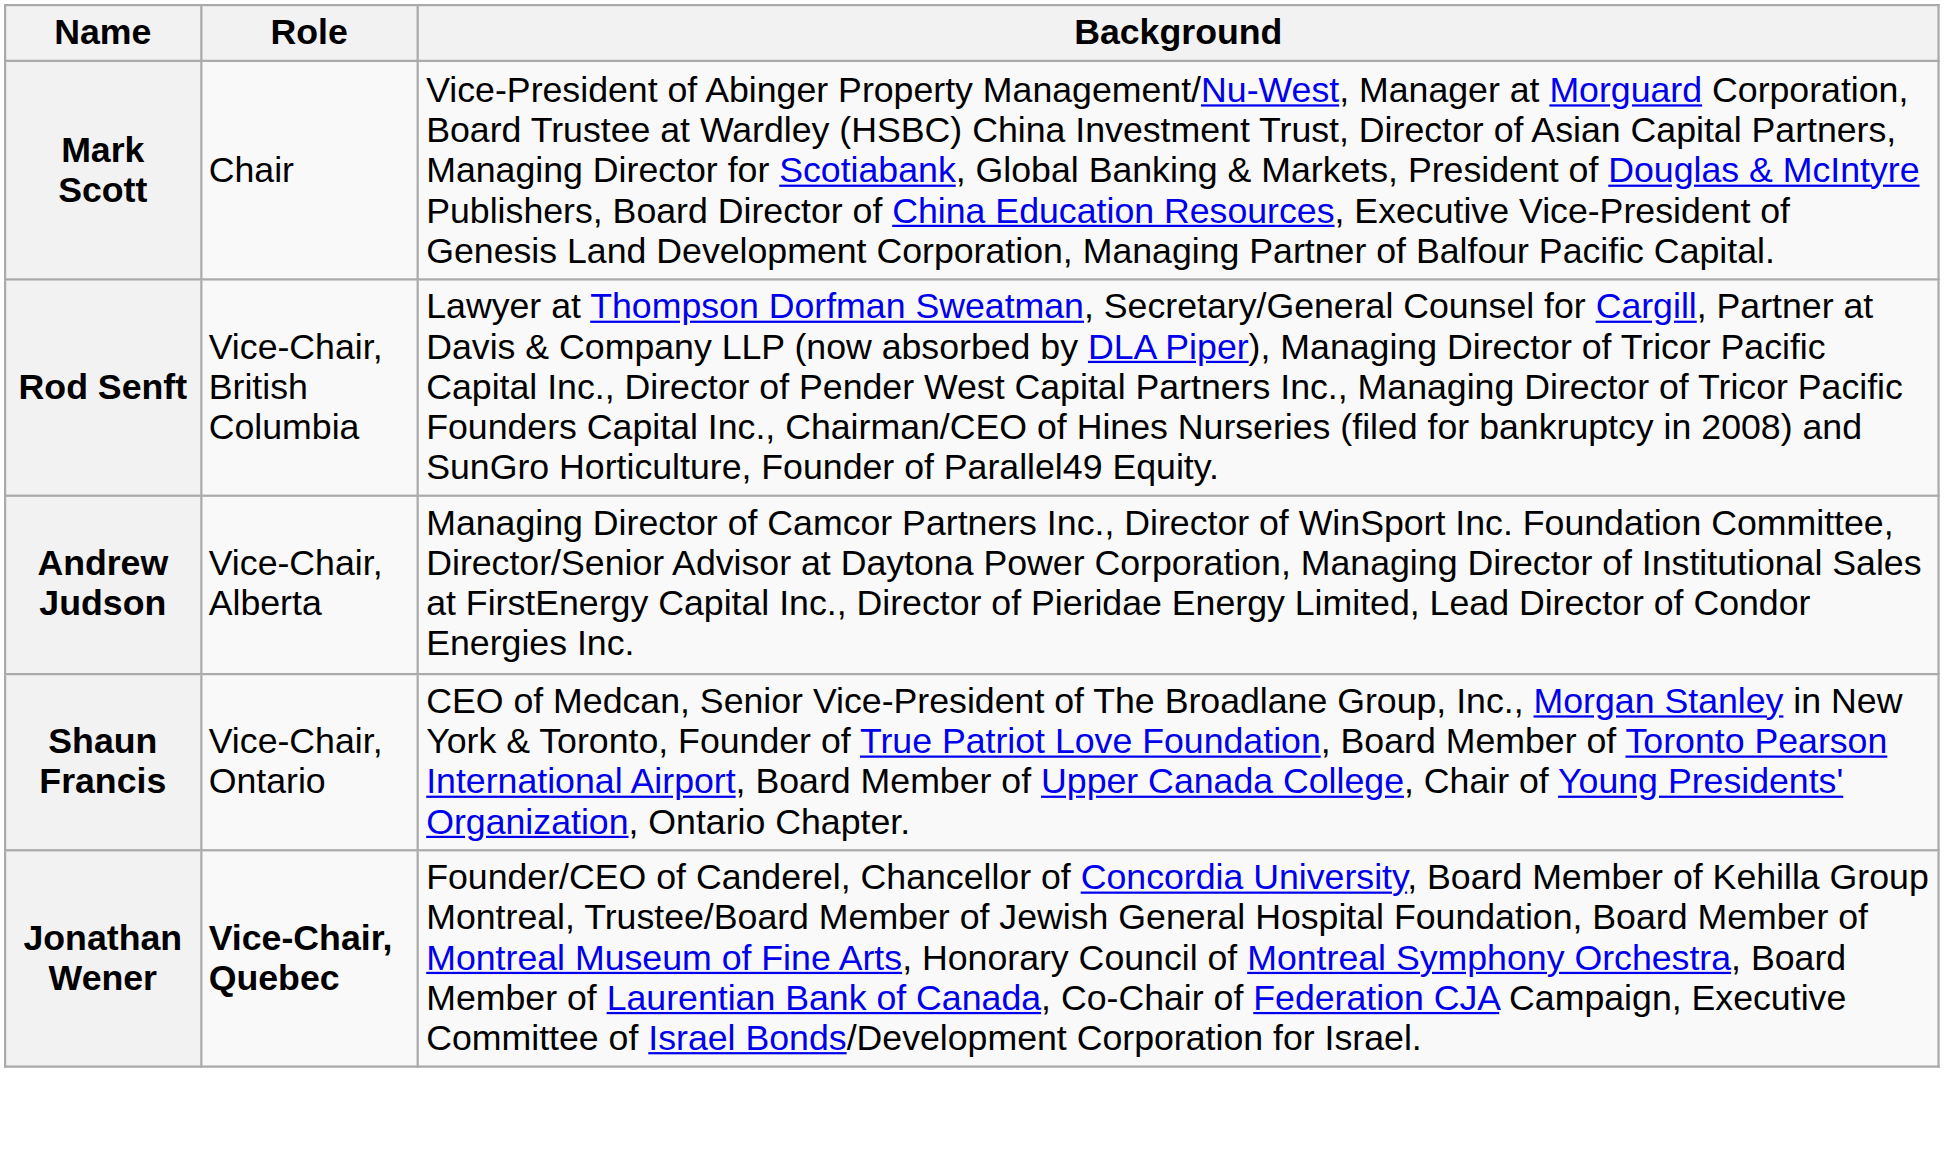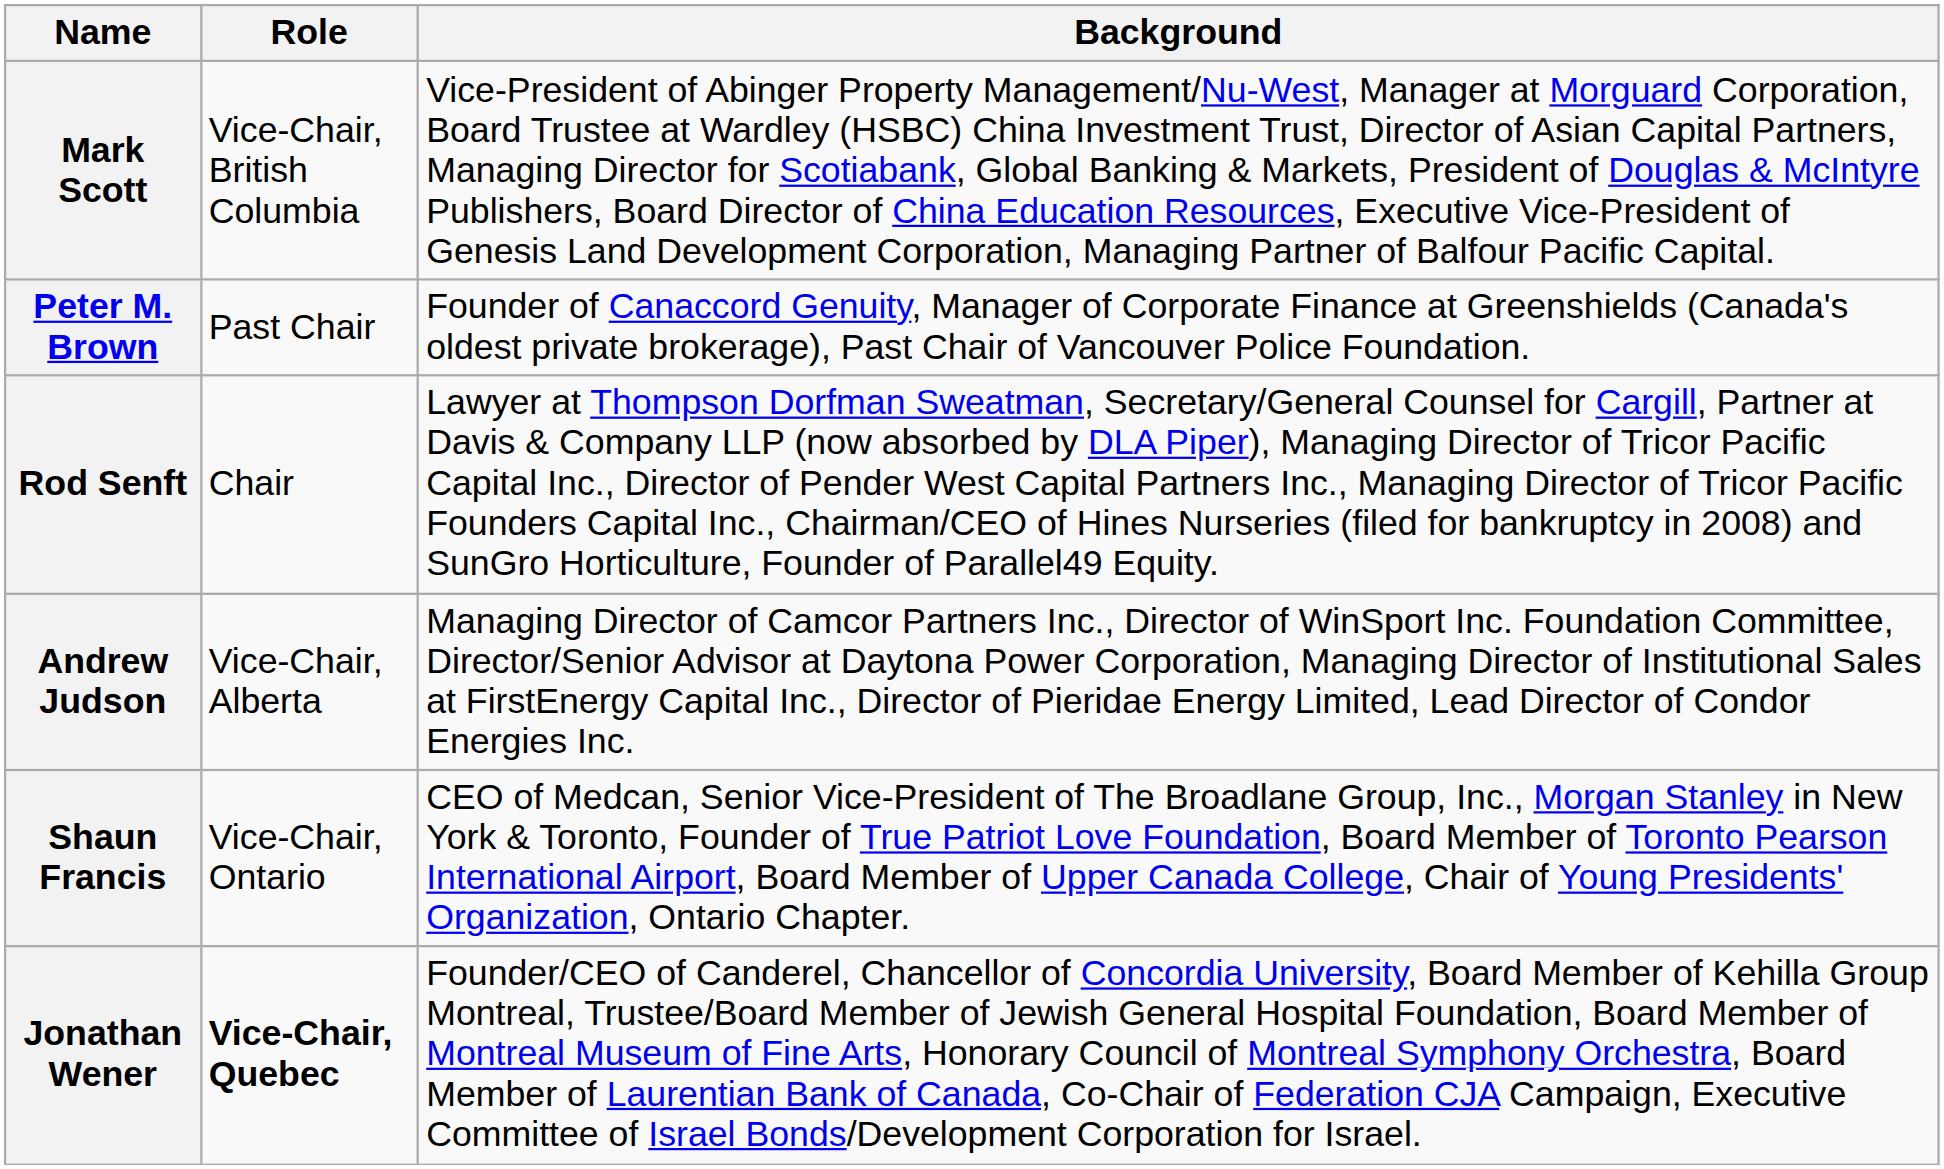(251, 169) Chair -> (296, 169) Vice-Chair, British Columbia
+ row: (103, 326)
(296, 386) Vice-Chair, British Columbia -> (251, 483) Chair
